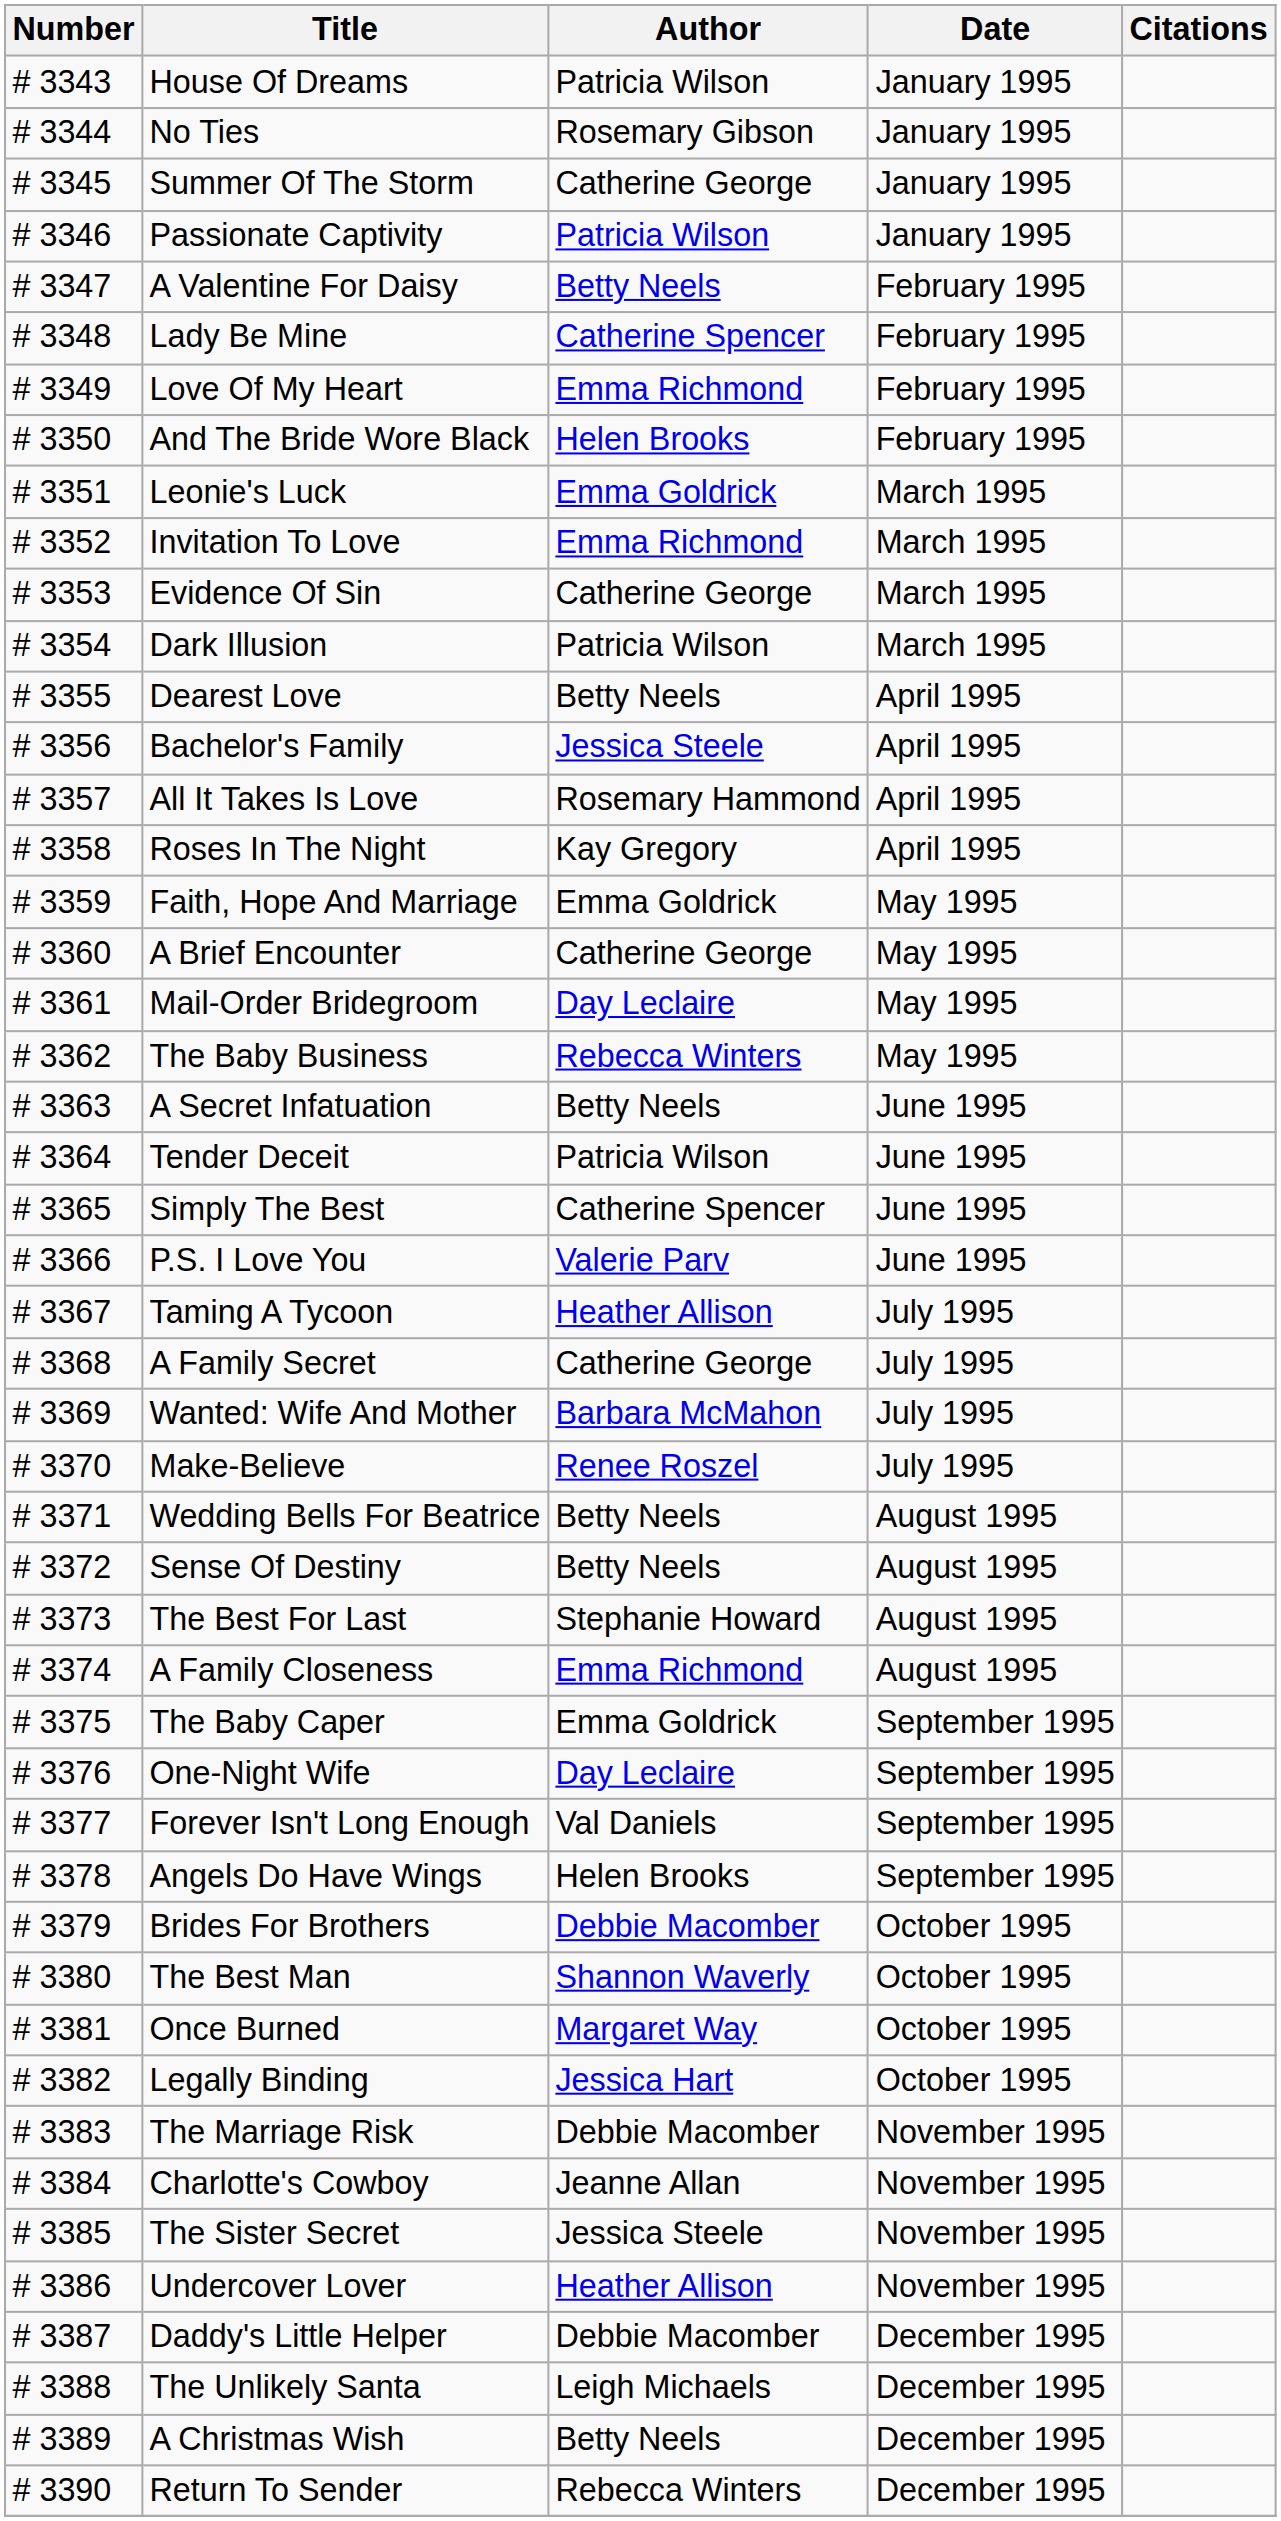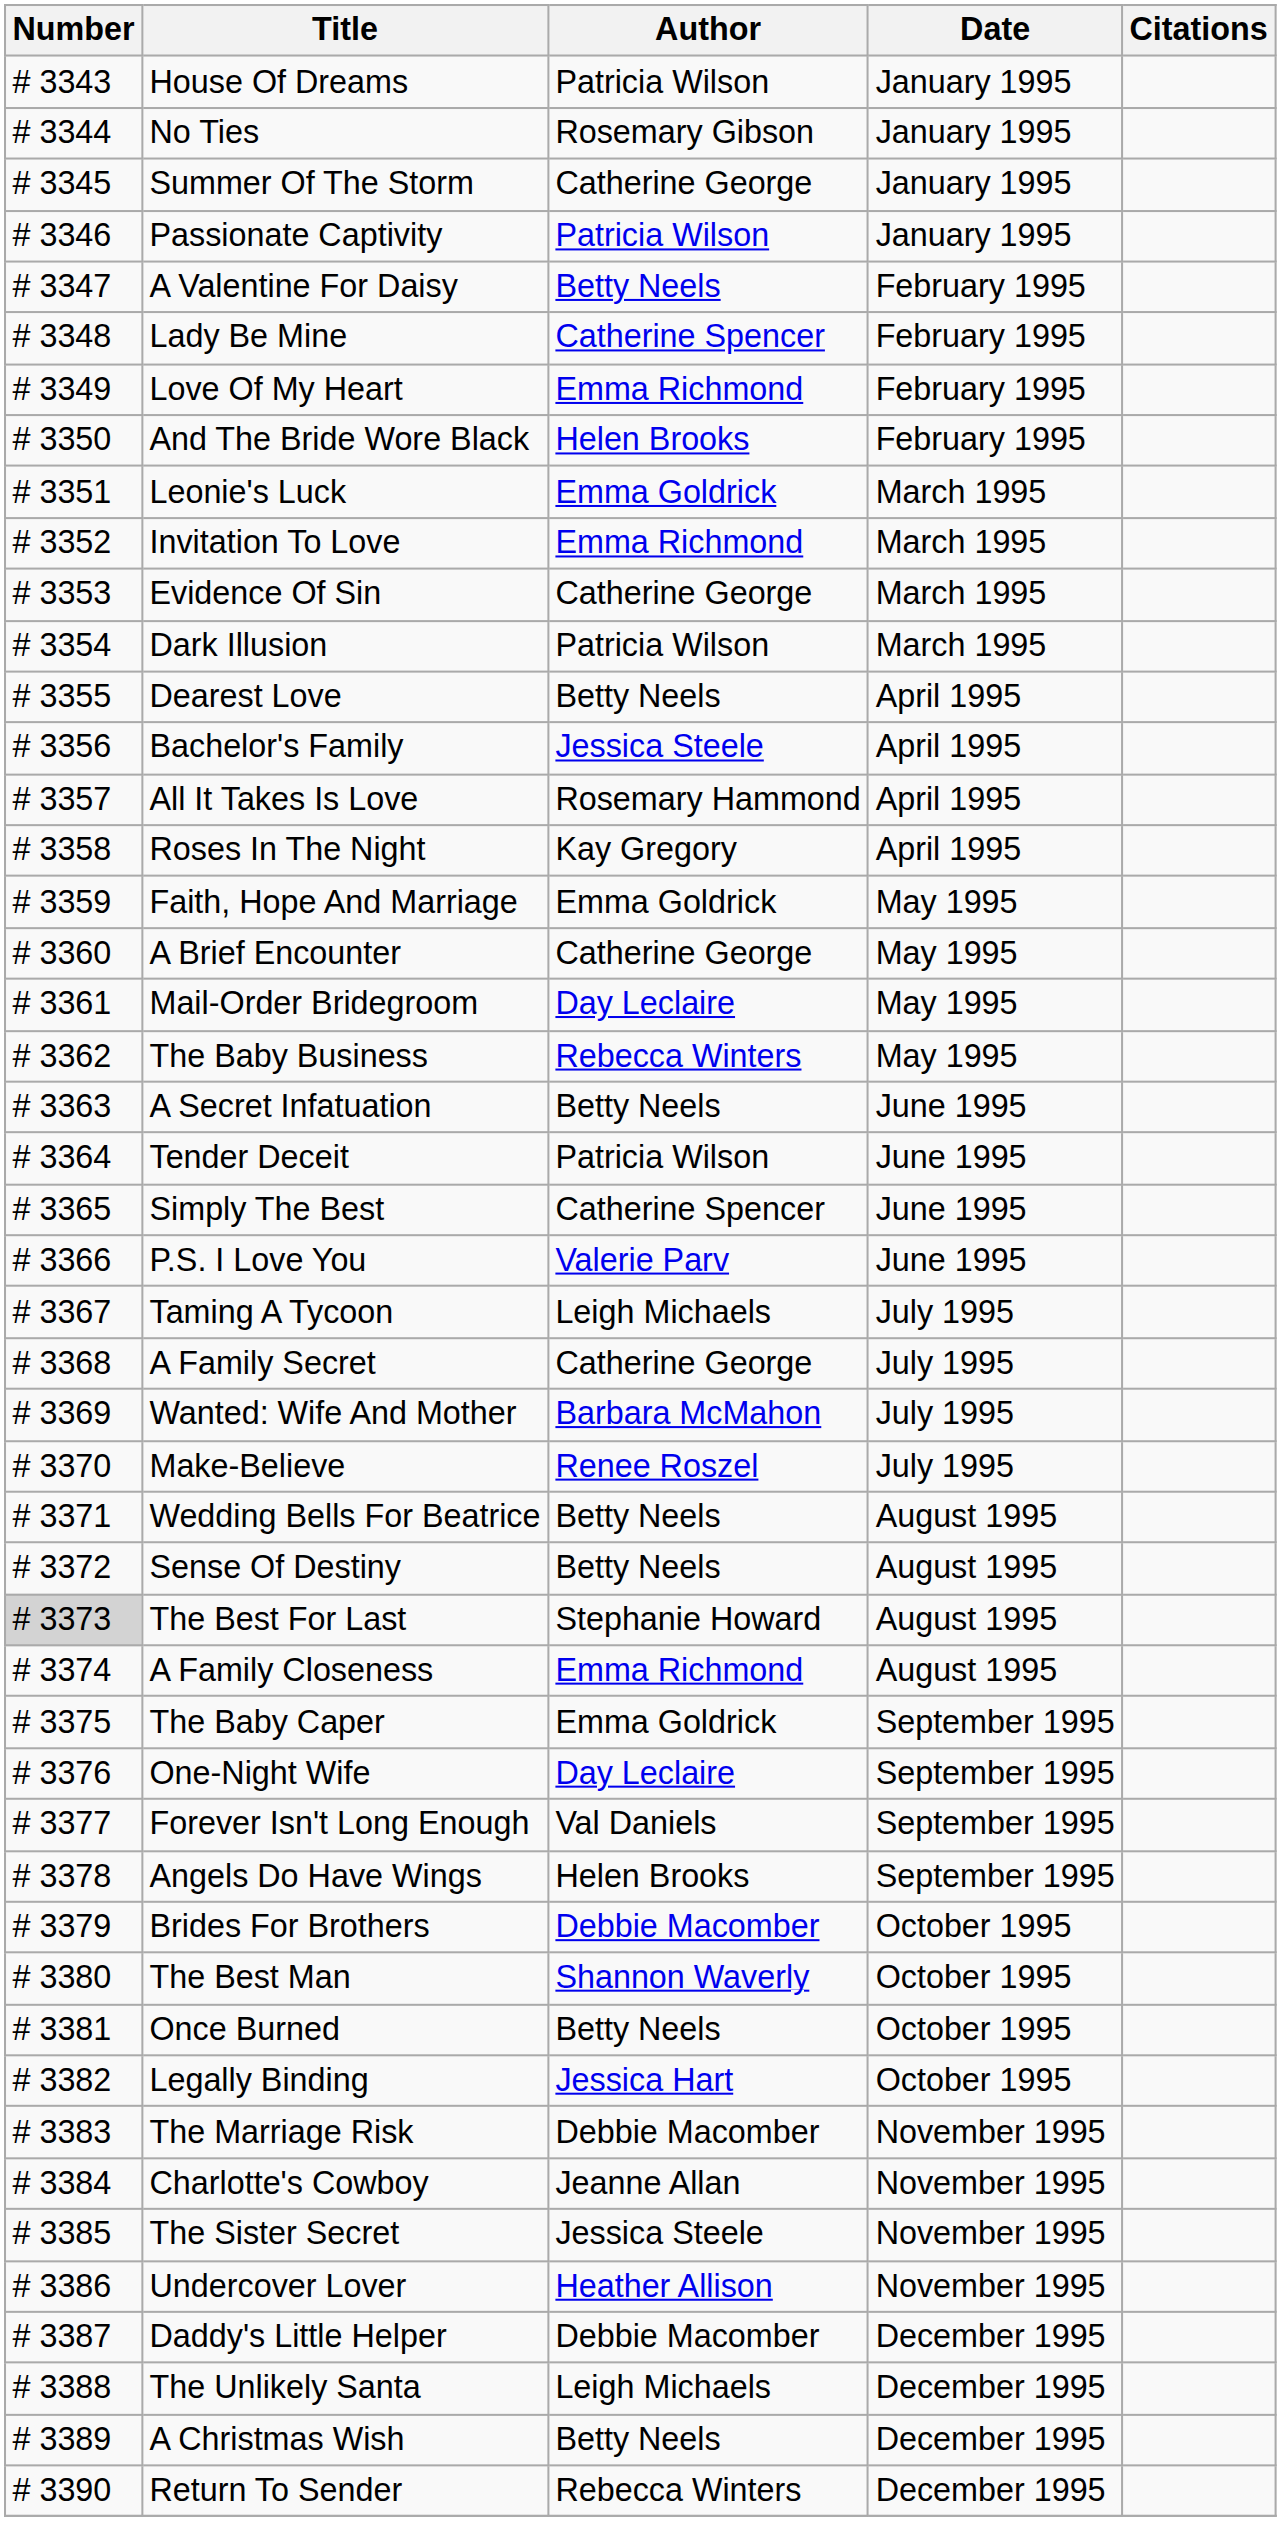(664, 1311) Heather Allison -> (663, 1311) Leigh Michaels
(62, 1619) no background -> (62, 1619) lightgrey background
(656, 2029) Margaret Way -> (638, 2029) Betty Neels
